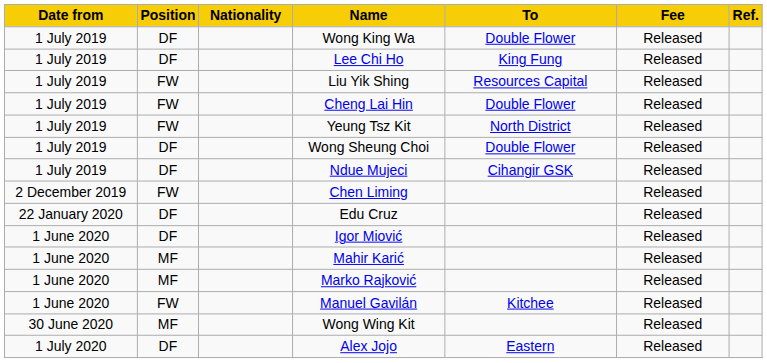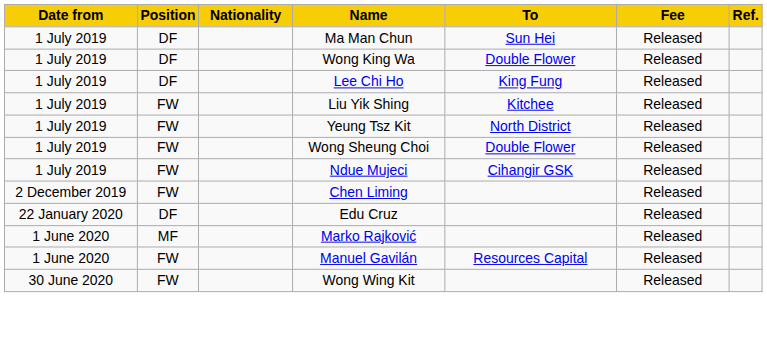+ row: (369, 38)
(530, 82) Resources Capital -> (530, 104) Kitchee
- row: (369, 104)
(168, 148) DF -> (168, 148) FW
(168, 170) DF -> (168, 170) FW
- row: (369, 237)
- row: (369, 259)
(530, 303) Kitchee -> (530, 259) Resources Capital
(168, 325) MF -> (168, 281) FW
- row: (369, 347)
